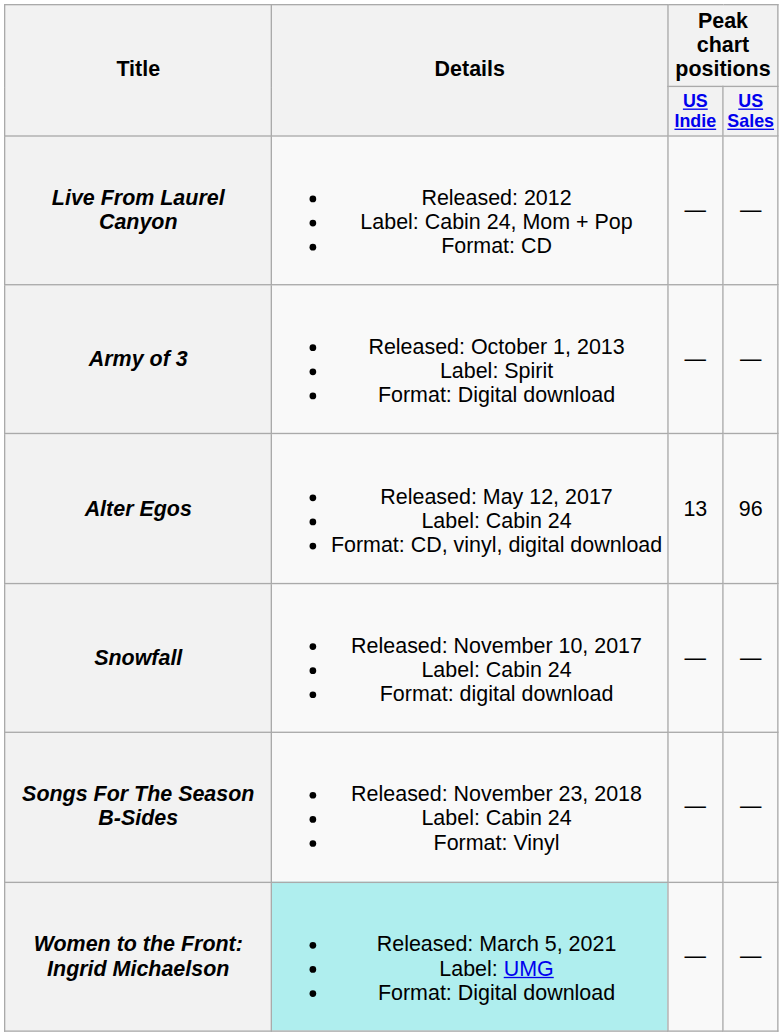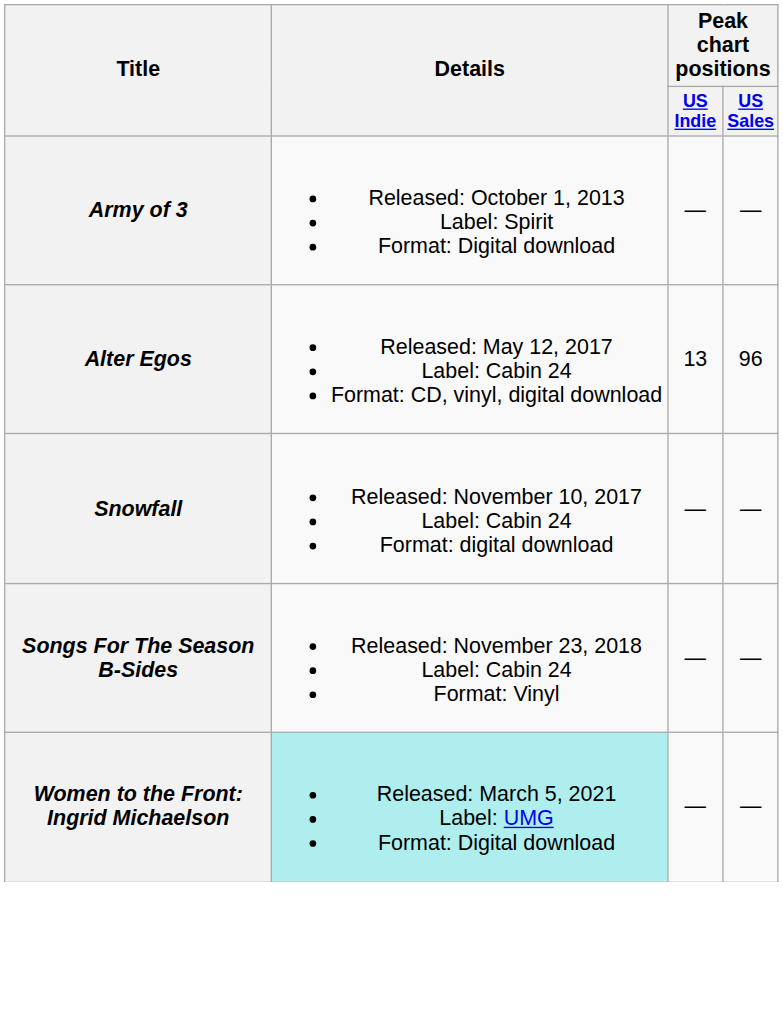- row: (138, 210)
